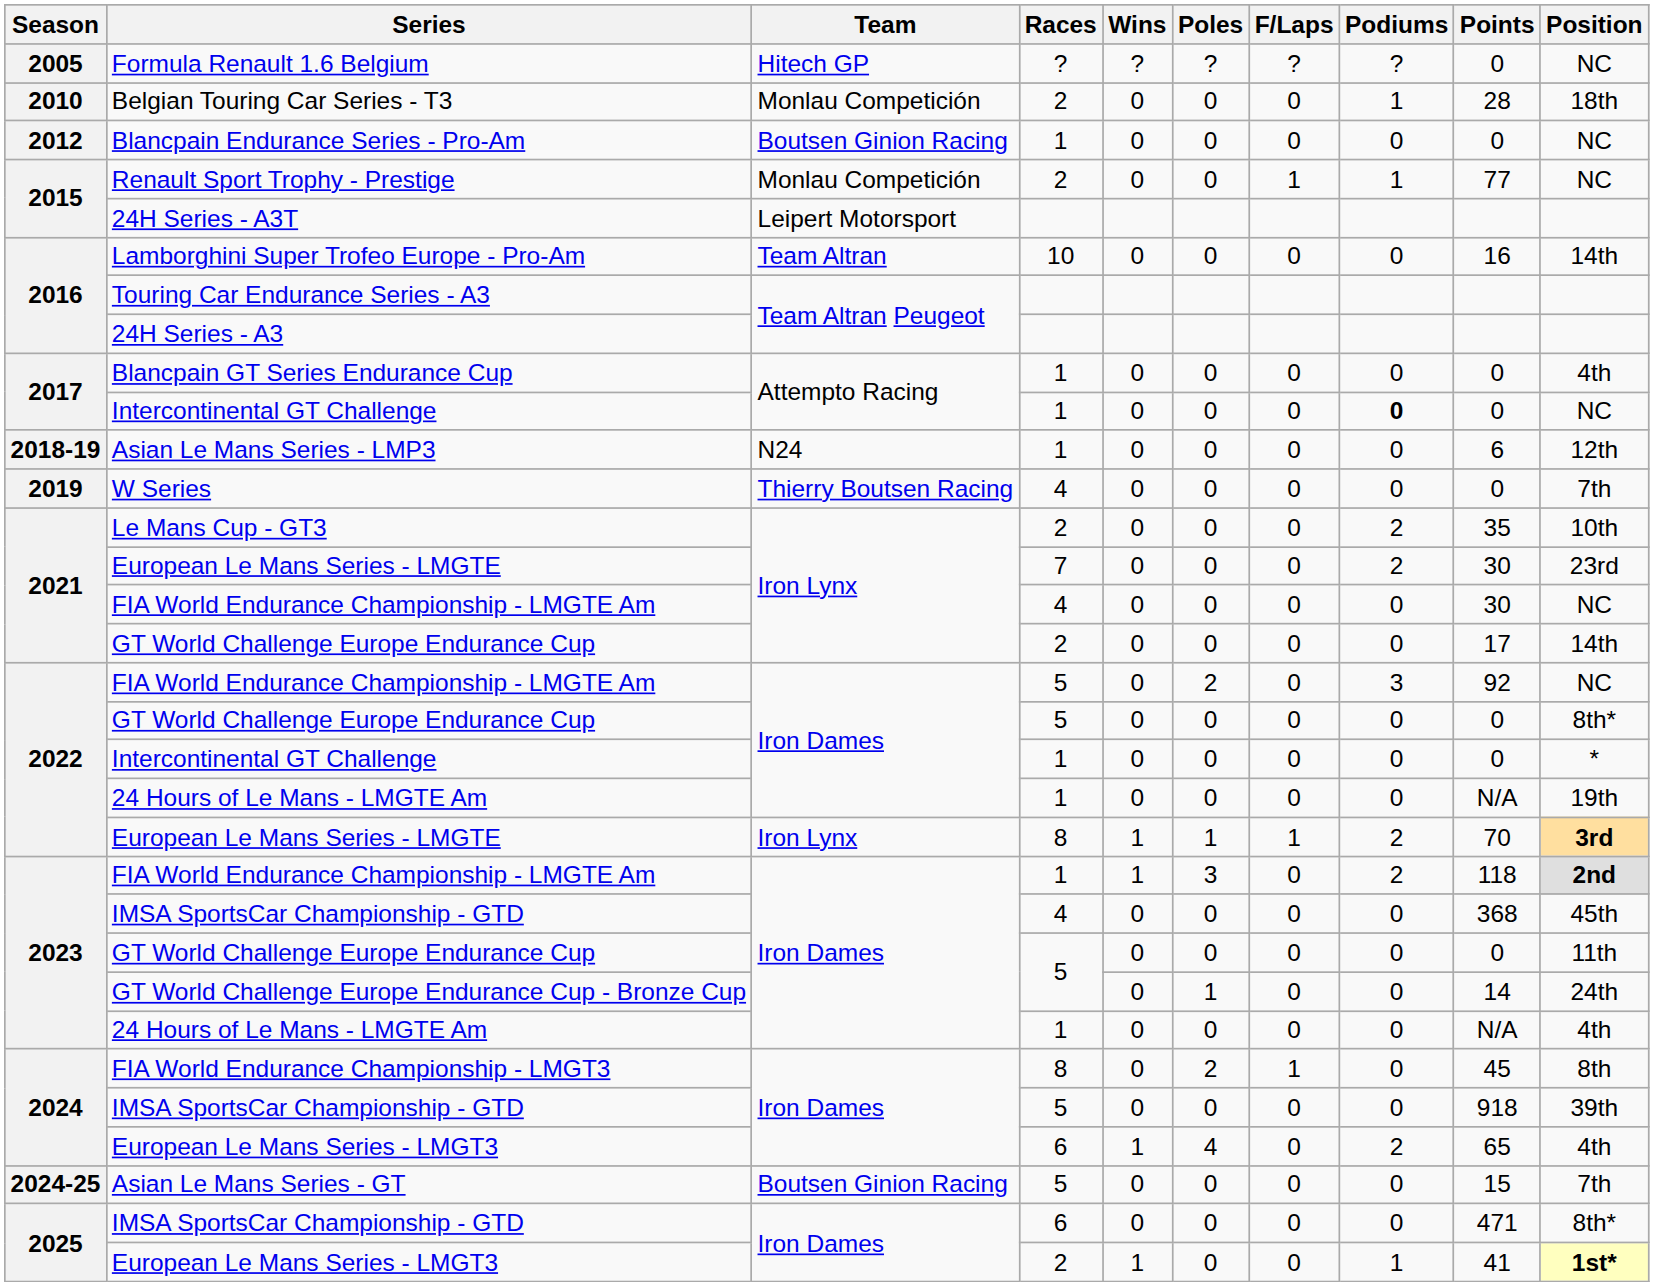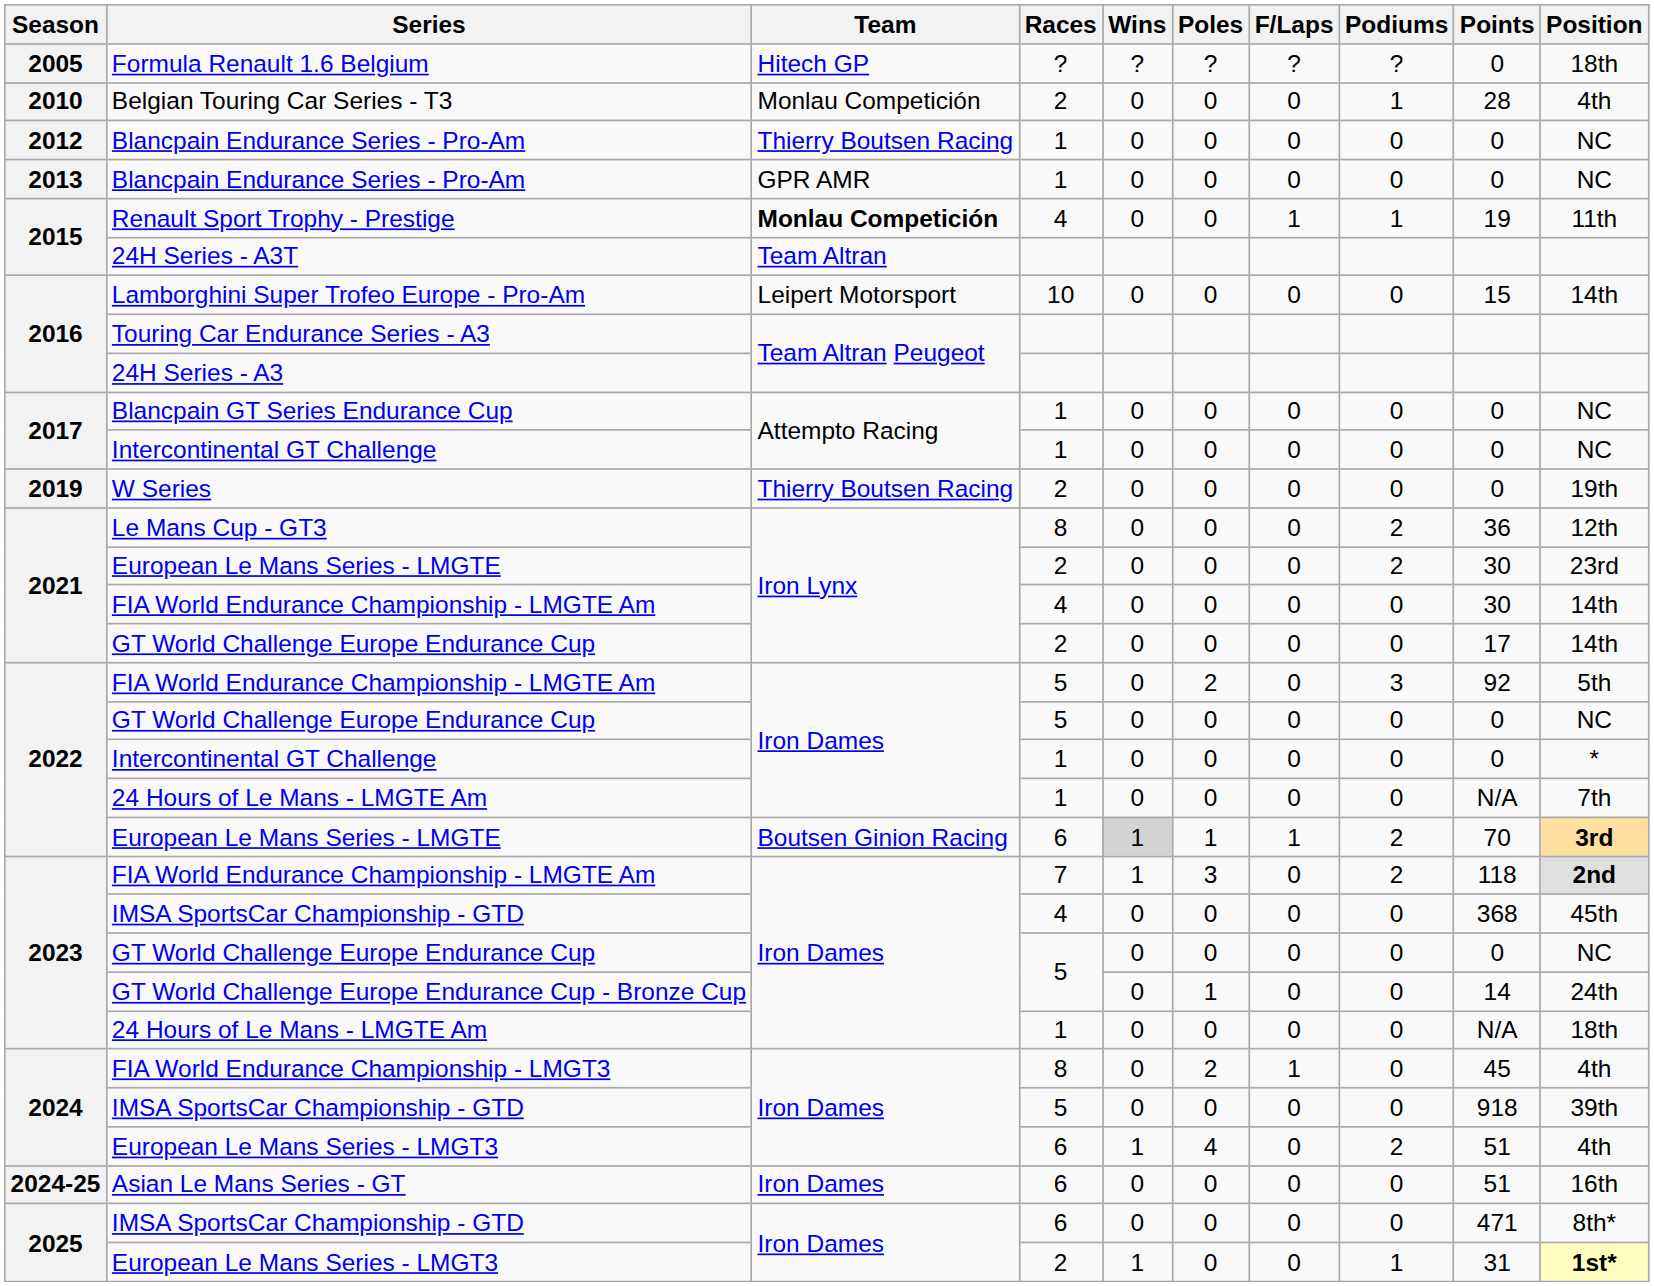(1594, 63) NC -> (1594, 63) 18th
(1594, 102) 18th -> (1594, 102) 4th
(883, 141) Boutsen Ginion Racing -> (885, 141) Thierry Boutsen Racing
+ row: (55, 179)
(869, 179) normal -> (878, 218) bold
(1061, 179) 2 -> (1061, 218) 4
(1497, 179) 77 -> (1497, 218) 19
(1594, 179) NC -> (1594, 218) 11th
(857, 218) Leipert Motorsport -> (822, 257) Team Altran
(822, 257) Team Altran -> (857, 295) Leipert Motorsport
(1497, 257) 16 -> (1497, 295) 15
(1594, 373) 4th -> (1594, 411) NC
(1397, 411) bold -> (1397, 450) normal
- row: (55, 450)
(1061, 489) 4 -> (1061, 489) 2
(1594, 489) 7th -> (1594, 489) 19th
(1061, 527) 2 -> (1061, 527) 8
(1497, 527) 35 -> (1497, 527) 36
(1594, 527) 10th -> (1594, 527) 12th
(1061, 566) 7 -> (1061, 566) 2
(1594, 605) NC -> (1594, 605) 14th
(1594, 682) NC -> (1594, 682) 5th
(1594, 721) 8th* -> (1594, 721) NC
(1594, 798) 19th -> (1594, 798) 7th
(807, 837) Iron Lynx -> (883, 837) Boutsen Ginion Racing
(1061, 837) 8 -> (1061, 837) 6
(1137, 837) no background -> (1137, 837) lightgrey background
(1061, 875) 1 -> (1061, 875) 7
(1594, 953) 11th -> (1594, 953) NC
(1594, 1030) 4th -> (1594, 1030) 18th
(1594, 1069) 8th -> (1594, 1069) 4th
(1497, 1146) 65 -> (1497, 1146) 51
(883, 1185) Boutsen Ginion Racing -> (821, 1185) Iron Dames
(1061, 1185) 5 -> (1061, 1185) 6
(1497, 1185) 15 -> (1497, 1185) 51
(1594, 1185) 7th -> (1594, 1185) 16th
(1497, 1262) 41 -> (1497, 1262) 31
